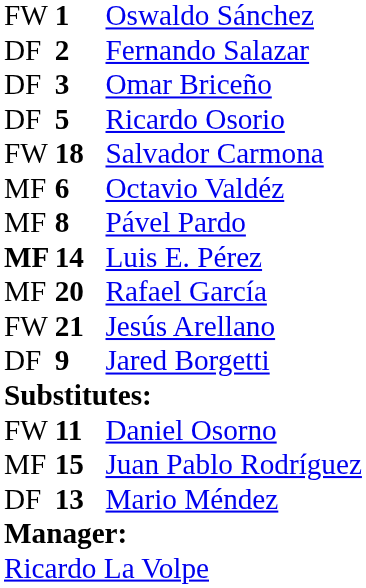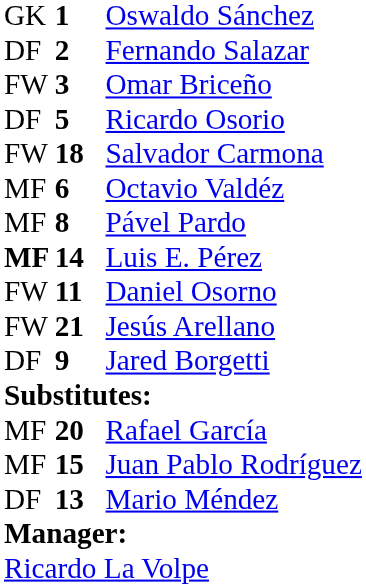(26, 15) FW -> (25, 15) GK
(23, 84) DF -> (26, 84) FW
rows swapped: (186, 291) <-> (191, 429)
